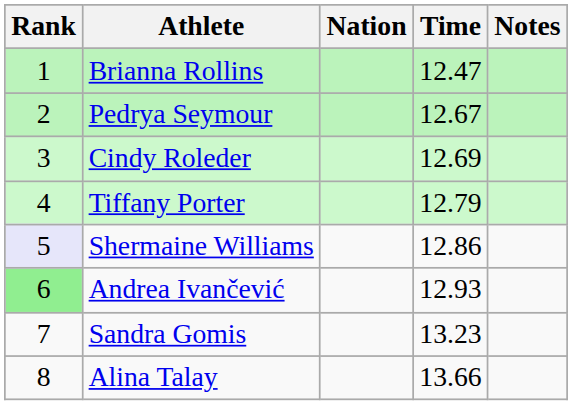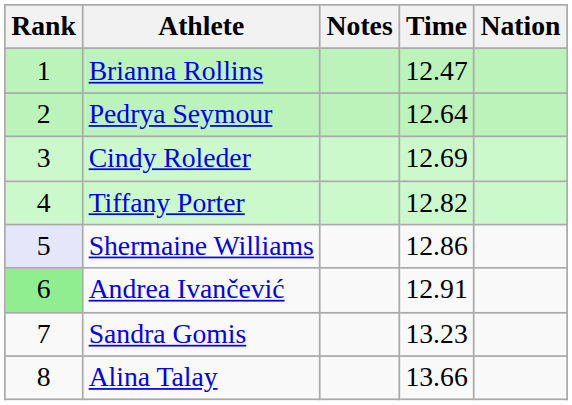columns swapped: (367, 26) <-> (527, 26)
(450, 114) 12.67 -> (437, 114) 12.64
(450, 202) 12.79 -> (437, 202) 12.82
(450, 289) 12.93 -> (437, 289) 12.91
